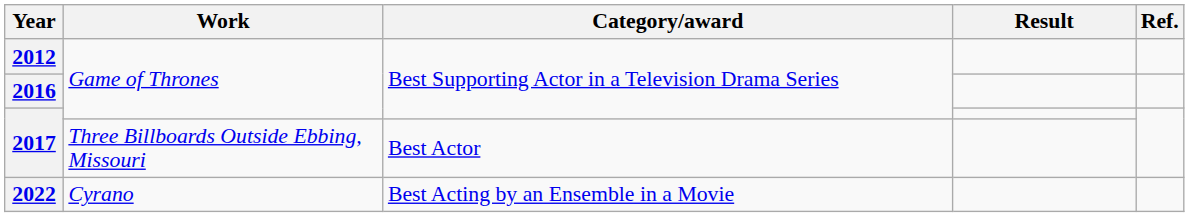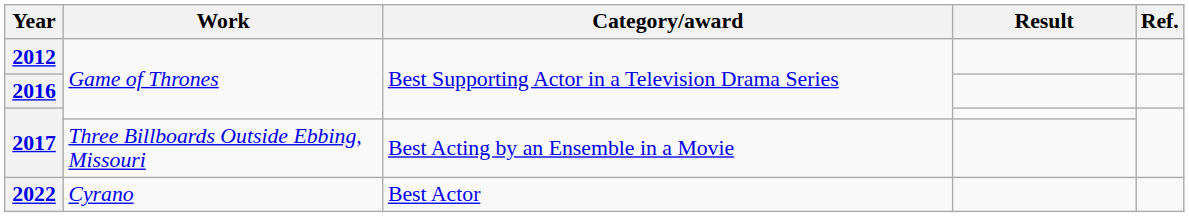(434, 147) Best Actor -> (561, 147) Best Acting by an Ensemble in a Movie
(561, 194) Best Acting by an Ensemble in a Movie -> (434, 194) Best Actor
